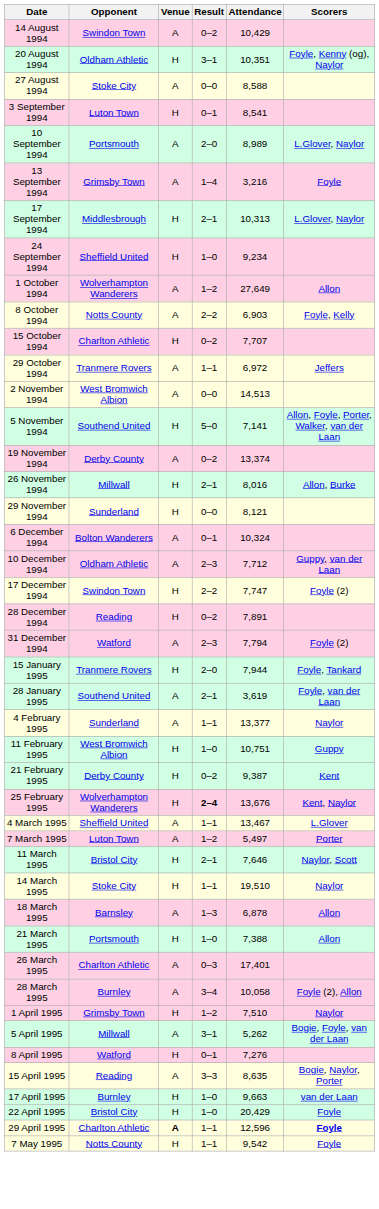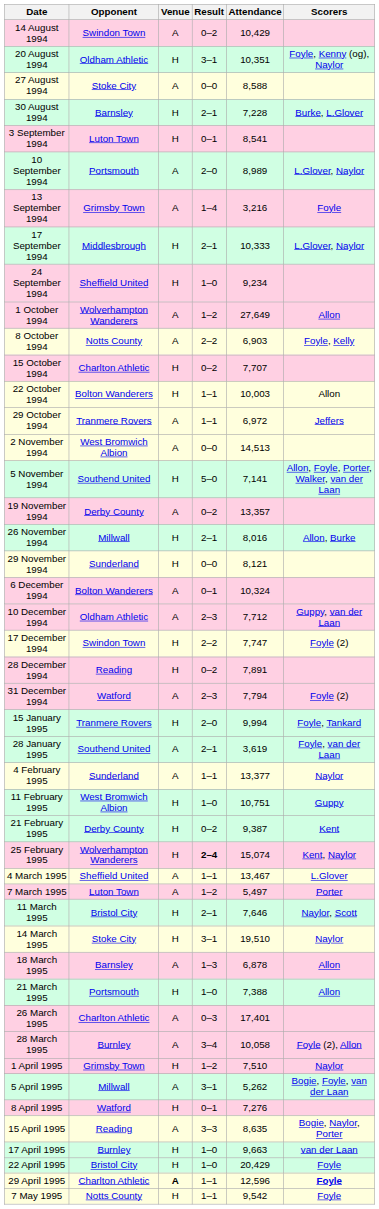+ row: (37, 112)
(255, 219) 10,313 -> (255, 245) 10,333
+ row: (37, 394)
(255, 458) 13,374 -> (255, 511) 13,357
(255, 670) 7,944 -> (255, 723) 9,994
(255, 802) 13,676 -> (255, 855) 15,074
(209, 886) 1–1 -> (209, 939) 3–1
